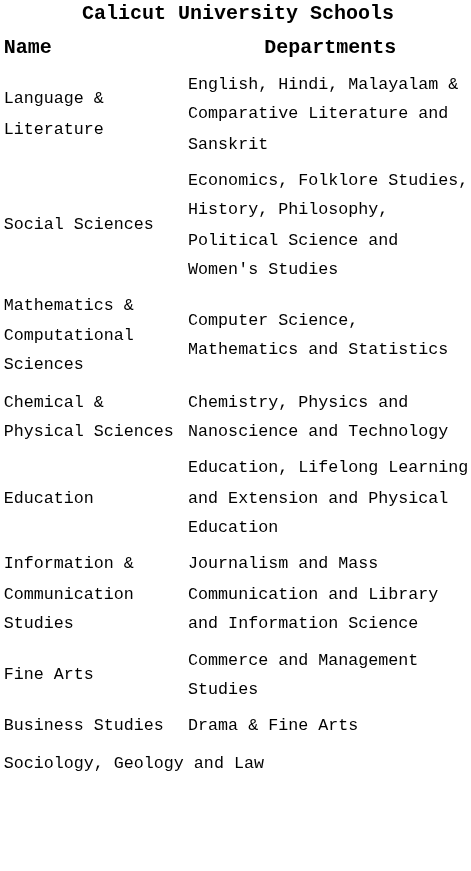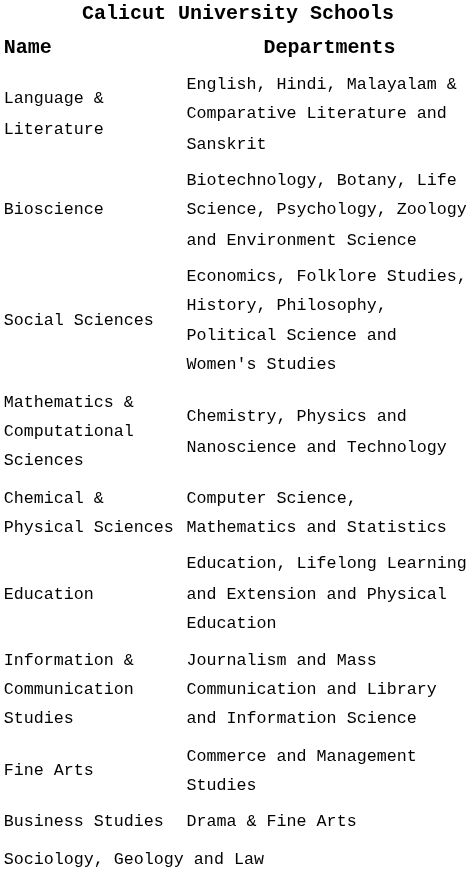+ row: (54, 210)
(318, 336) Computer Science, Mathematics and Statistics -> (317, 432) Chemistry, Physics and Nanoscience and Technology
(318, 417) Chemistry, Physics and Nanoscience and Technology -> (317, 513) Computer Science, Mathematics and Statistics
